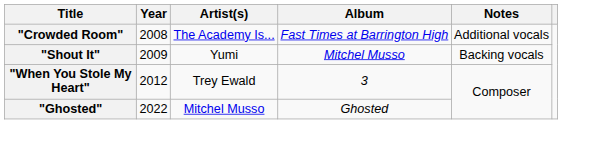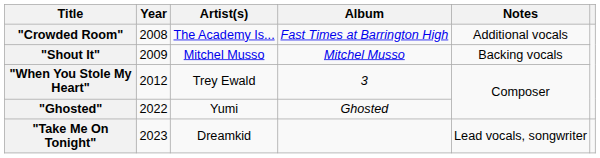(224, 54) Yumi -> (224, 54) Mitchel Musso
(224, 108) Mitchel Musso -> (224, 108) Yumi
+ row: (71, 136)
